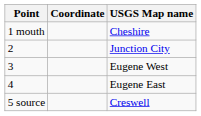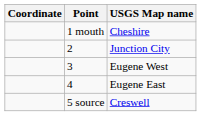columns swapped: (26, 13) <-> (78, 13)
